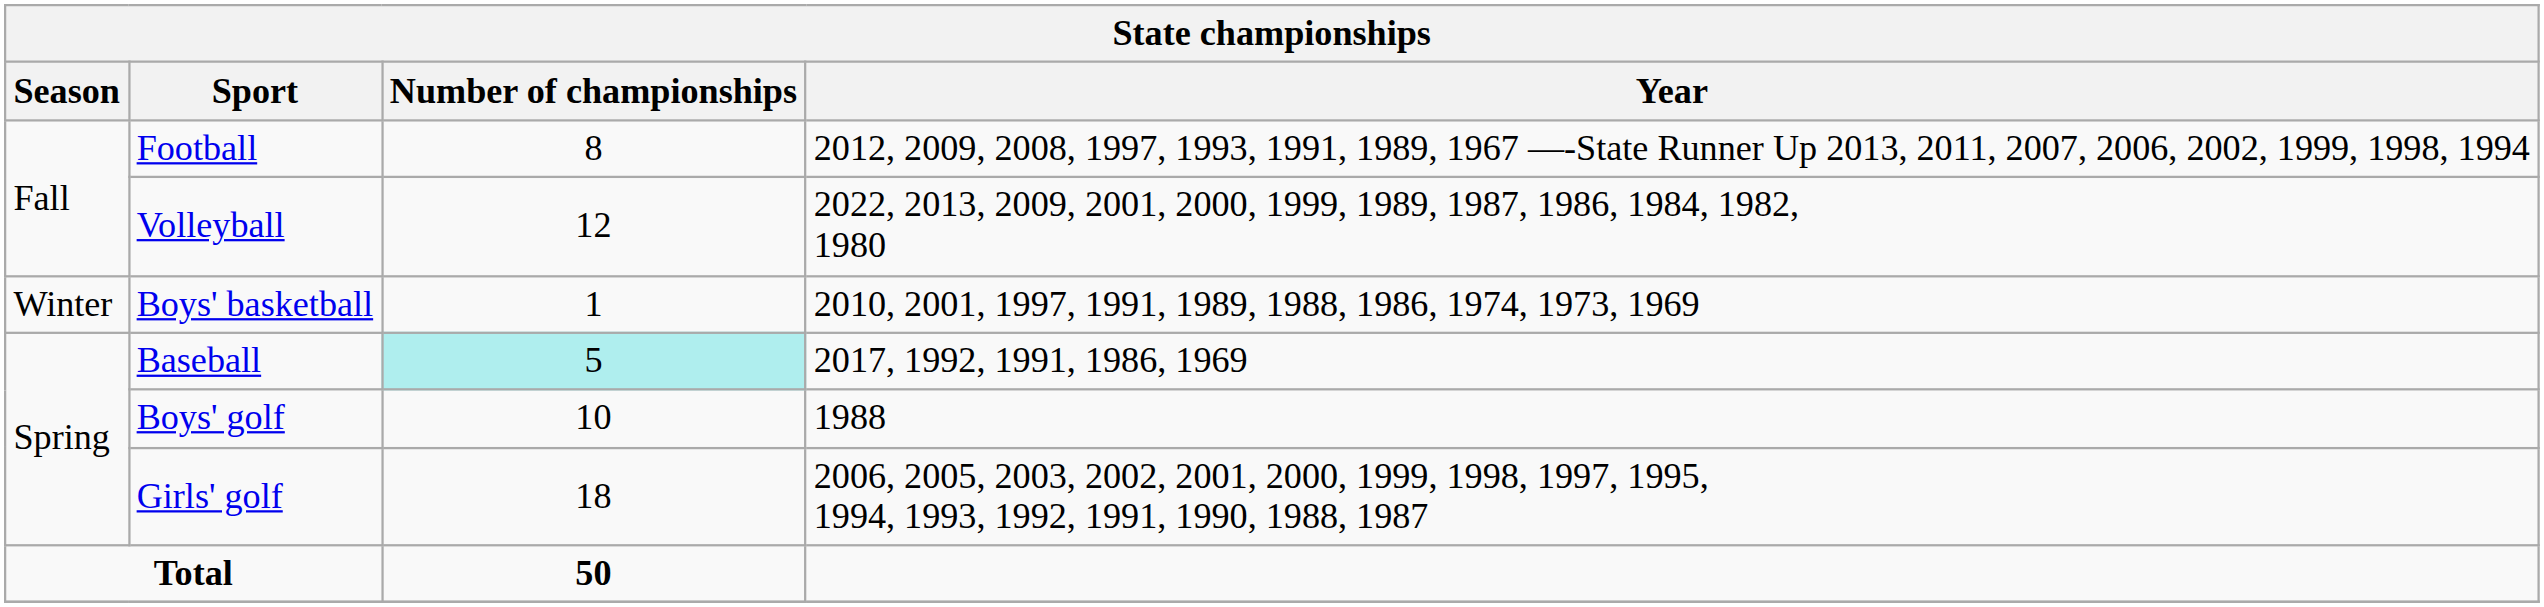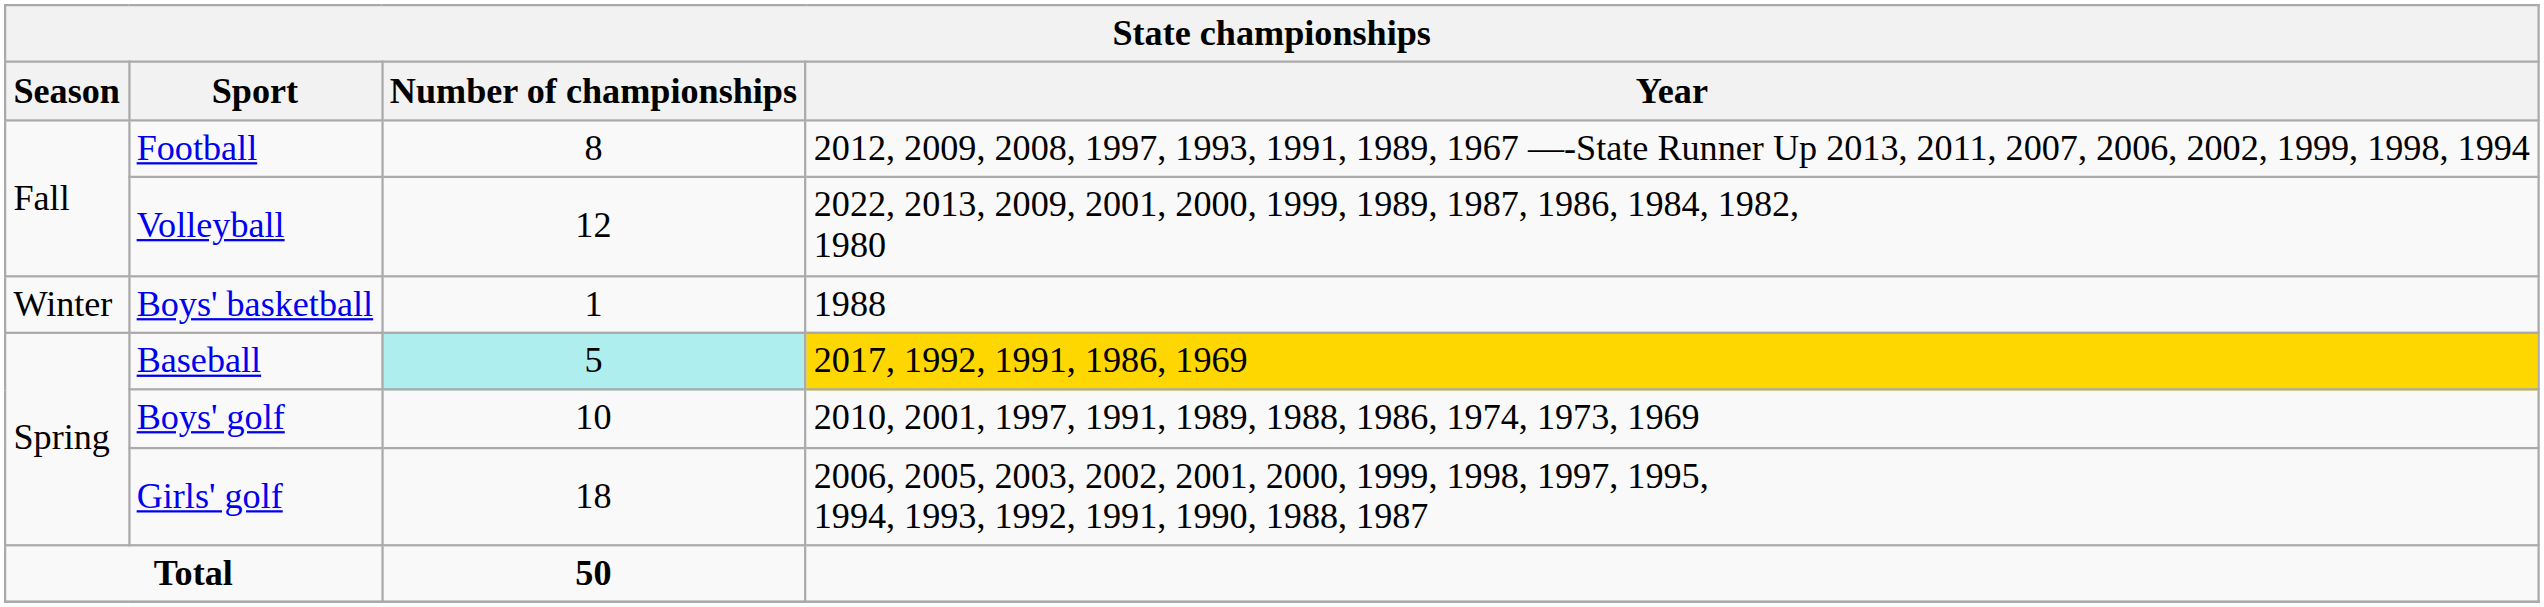(1257, 303) 2010, 2001, 1997, 1991, 1989, 1988, 1986, 1974, 1973, 1969 -> (850, 303) 1988
(1031, 360) no background -> (1031, 360) gold background
(850, 417) 1988 -> (1257, 417) 2010, 2001, 1997, 1991, 1989, 1988, 1986, 1974, 1973, 1969
